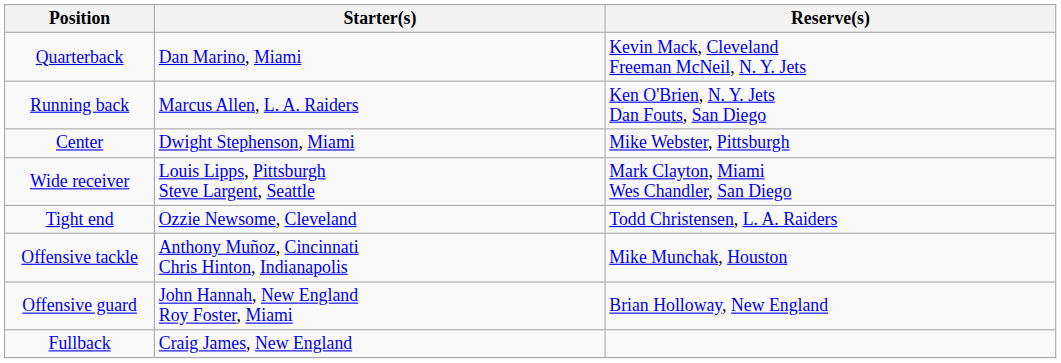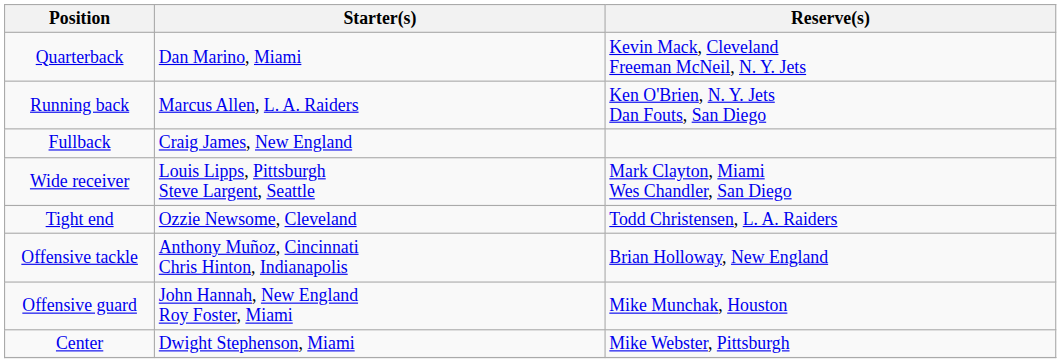rows swapped: (80, 343) <-> (80, 143)
(698, 257) Mike Munchak, Houston -> (719, 257) Brian Holloway, New England
(719, 305) Brian Holloway, New England -> (698, 305) Mike Munchak, Houston
